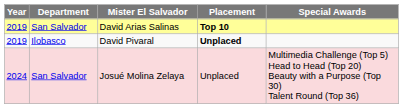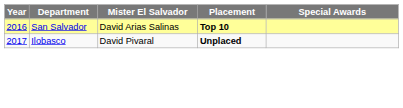(17, 27) 2019 -> (17, 27) 2016
(17, 41) 2019 -> (17, 41) 2017
- row: (142, 76)
